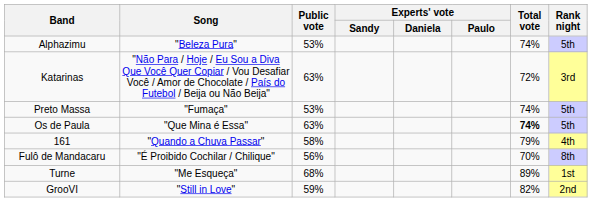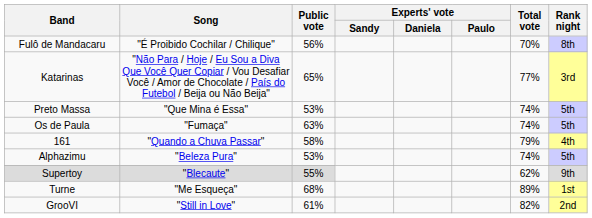rows swapped: (62, 157) <-> (62, 44)
(314, 77) 63% -> (314, 77) 65%
(530, 77) 72% -> (530, 77) 77%
(206, 110) "Fumaça" -> (206, 110) "Que Mina é Essa"
(206, 126) "Que Mina é Essa" -> (206, 126) "Fumaça"
(530, 126) bold -> (530, 126) normal
+ row: (62, 173)
(314, 189) 59% -> (314, 205) 61%
